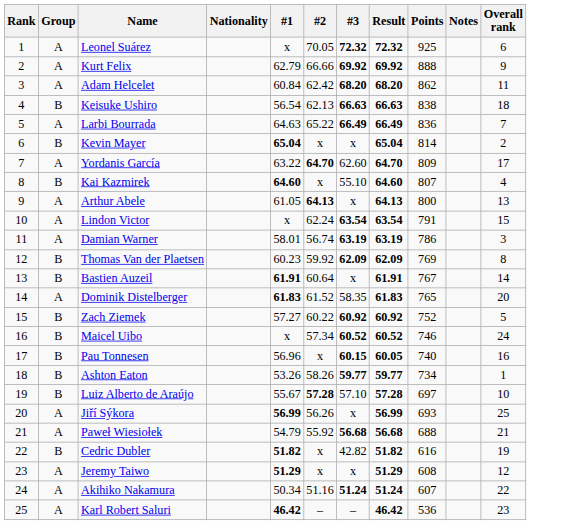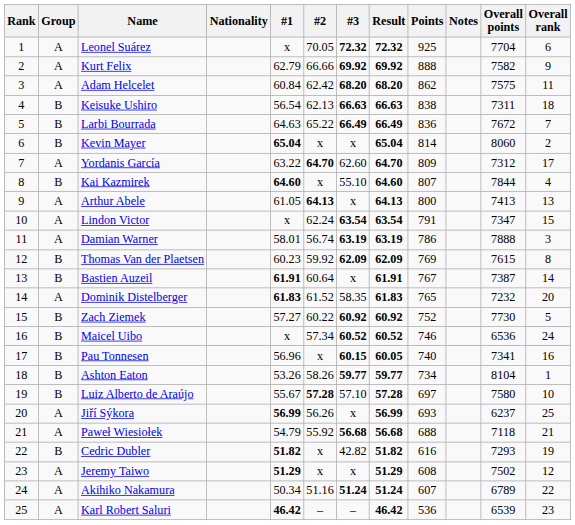+ column: (503, 20)
(58, 124) A -> (58, 124) B
